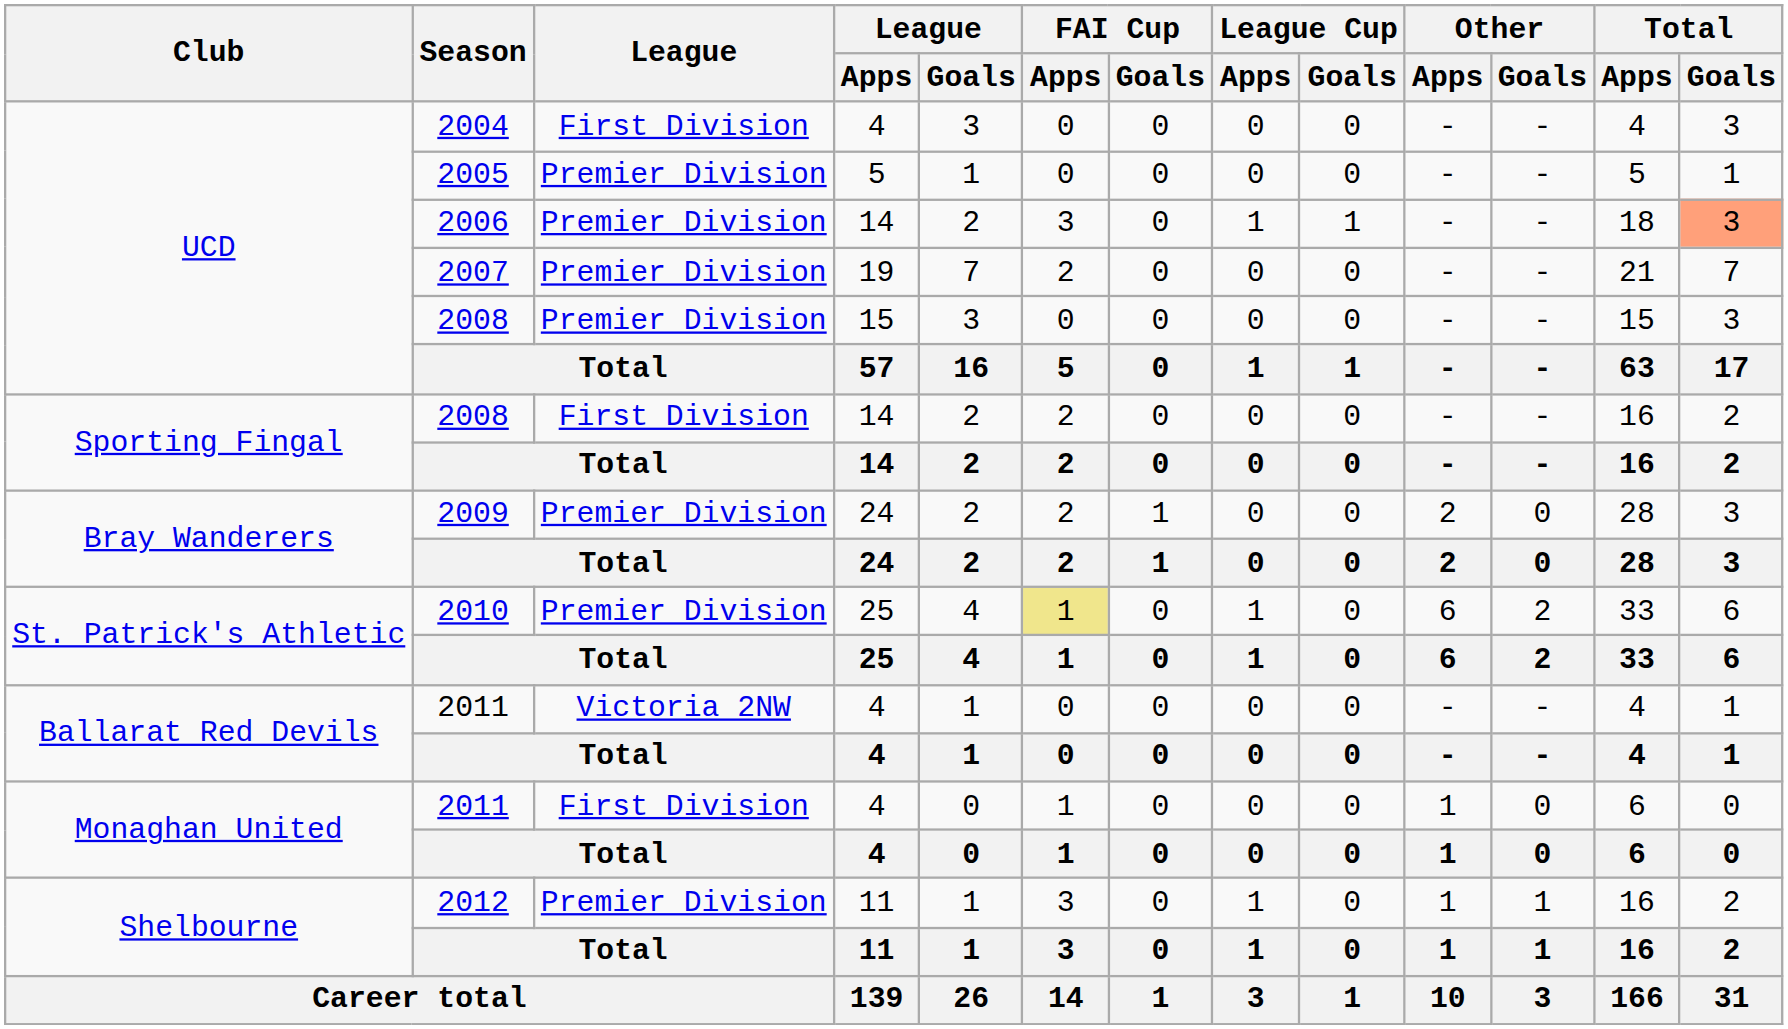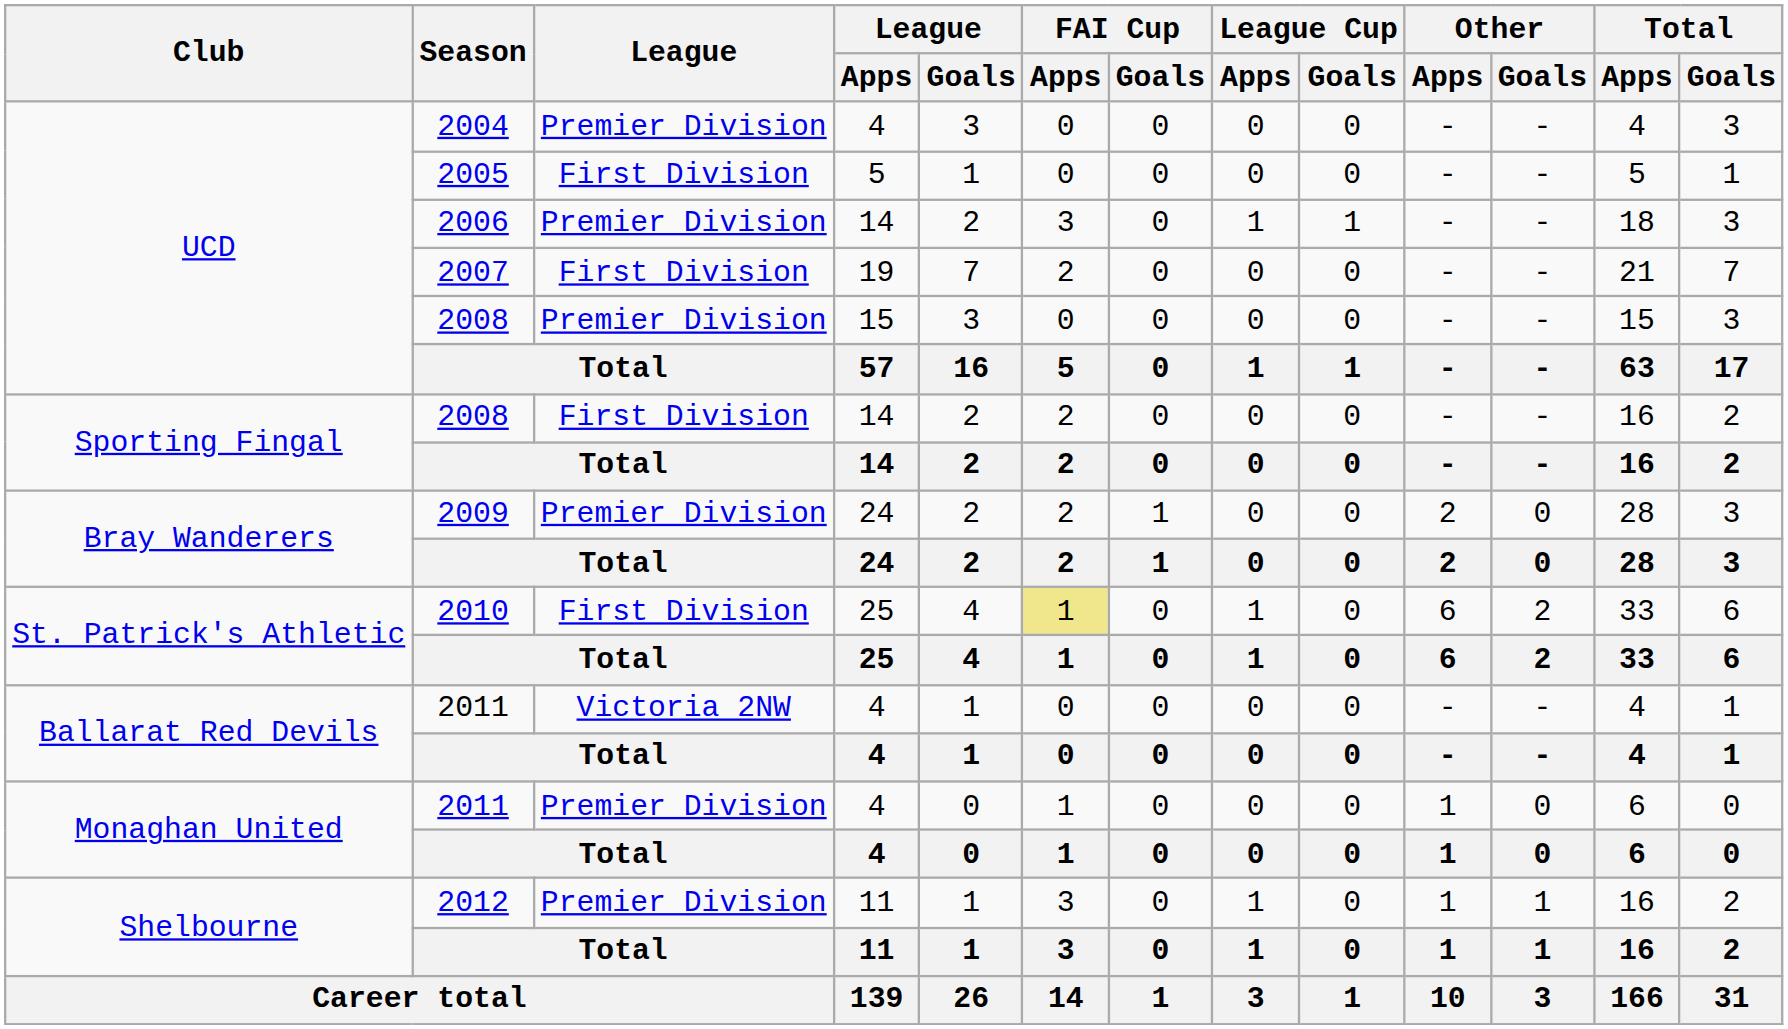(684, 126) First Division -> (684, 126) Premier Division
(684, 175) Premier Division -> (684, 175) First Division
(1732, 223) lightsalmon background -> (1732, 223) no background
(684, 272) Premier Division -> (684, 272) First Division
(684, 612) Premier Division -> (684, 612) First Division
(684, 806) First Division -> (684, 806) Premier Division
